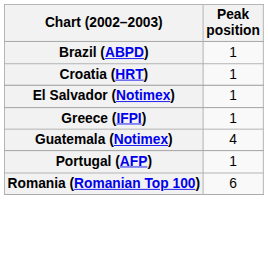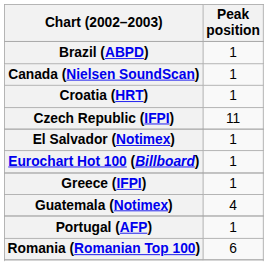+ row: (104, 74)
+ row: (104, 118)
+ row: (104, 161)
